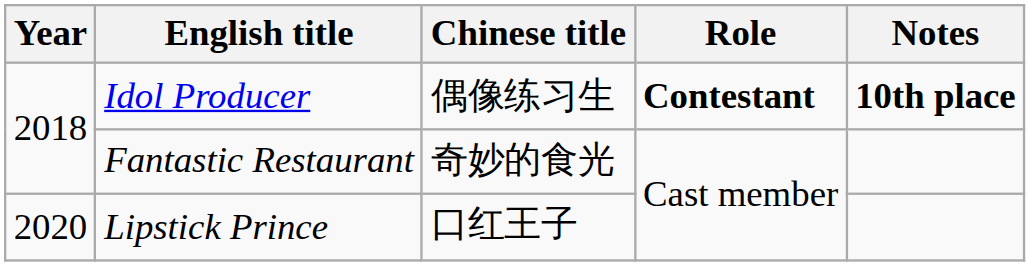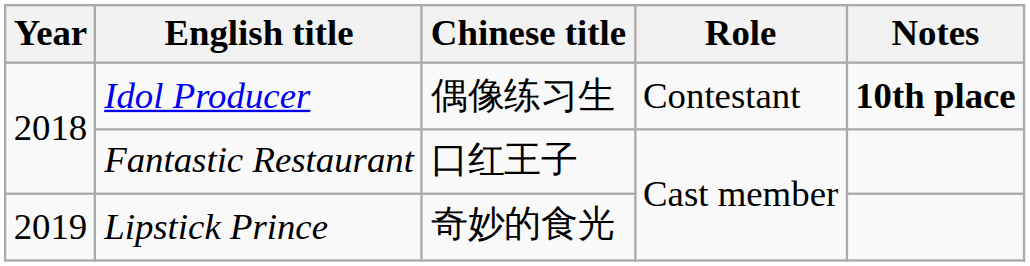(729, 95) bold -> (722, 95) normal
(523, 159) 奇妙的食光 -> (504, 159) 口红王子
(50, 226) 2020 -> (50, 226) 2019
(504, 224) 口红王子 -> (523, 224) 奇妙的食光
